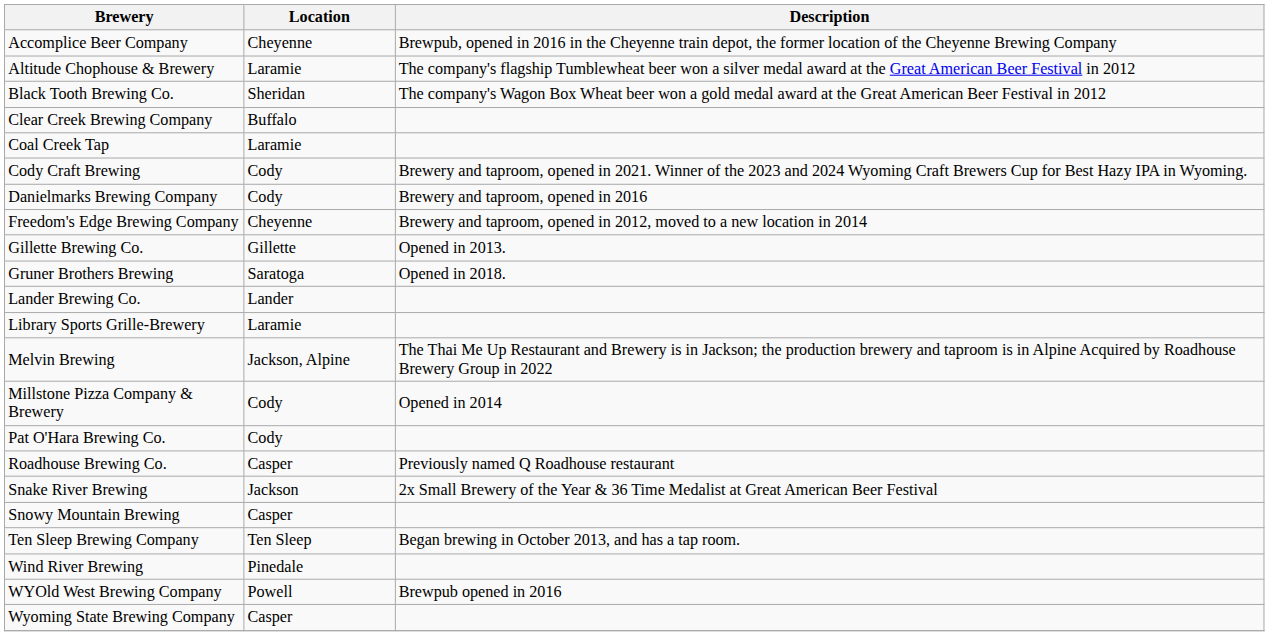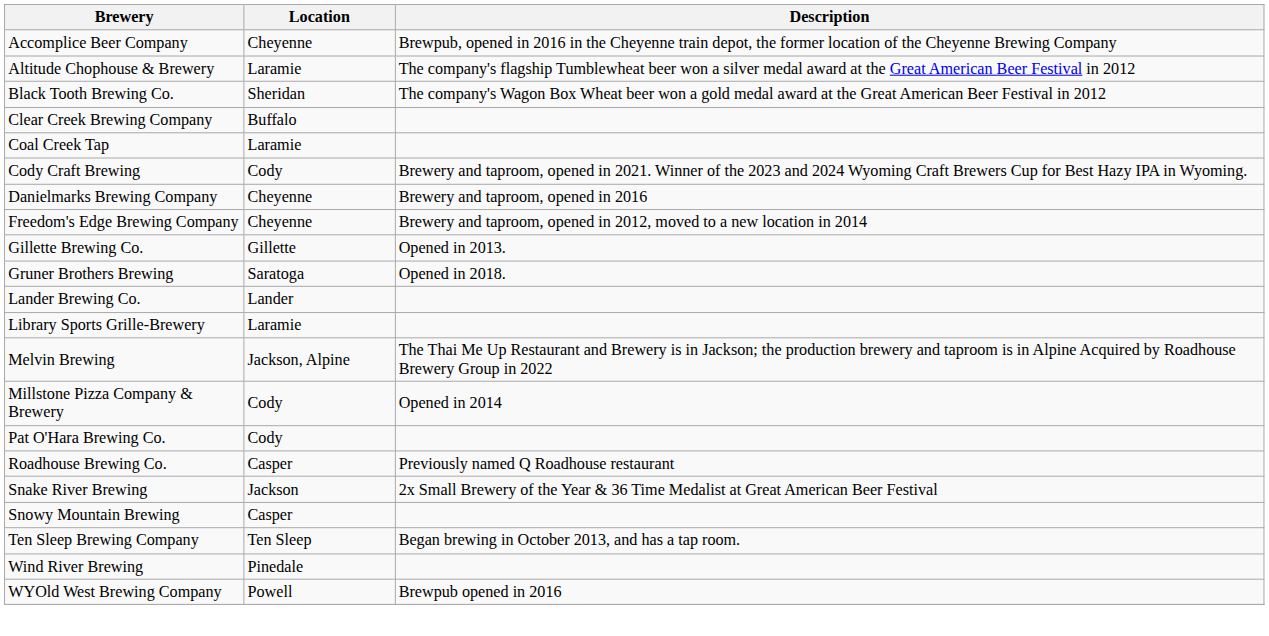(265, 196) Cody -> (280, 196) Cheyenne
- row: (122, 617)
